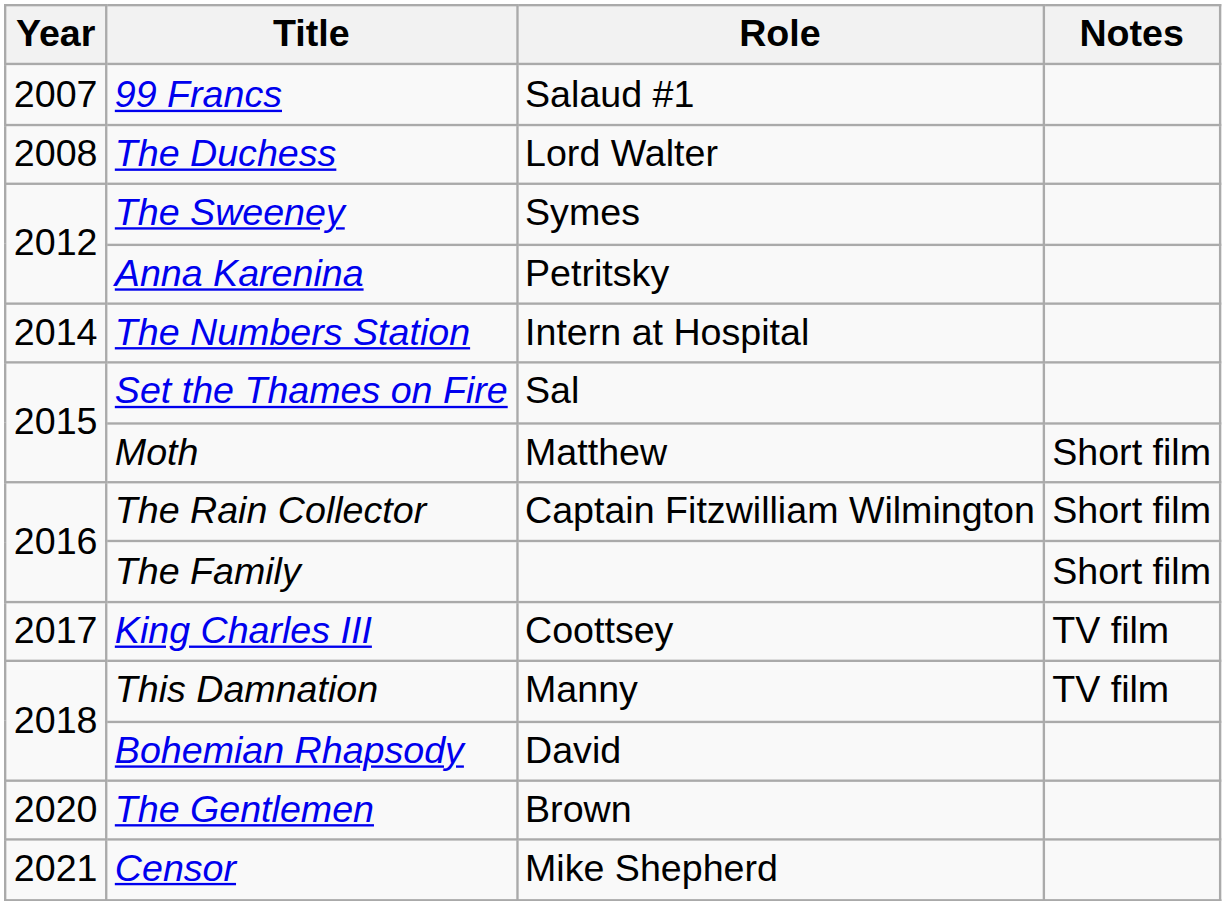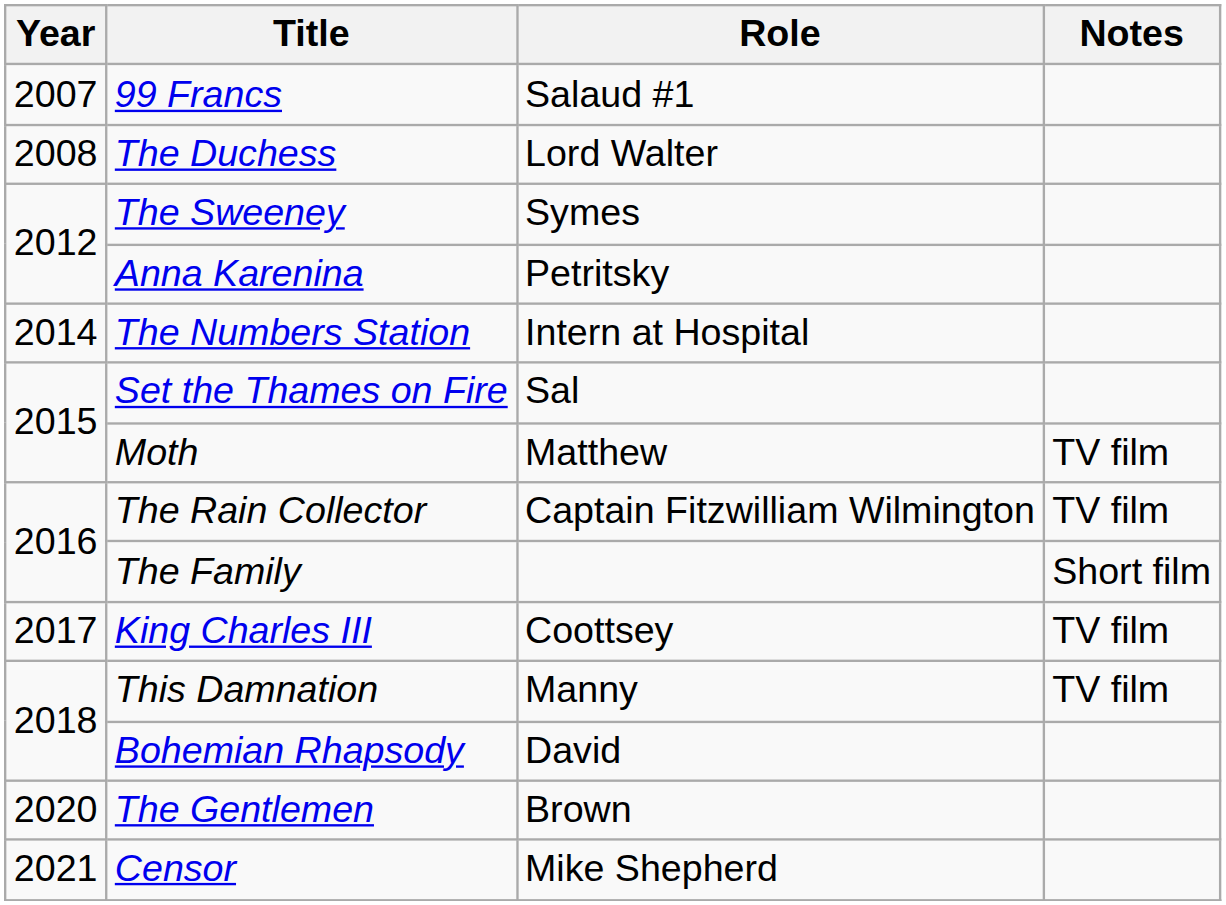(1132, 451) Short film -> (1111, 451) TV film
(1132, 511) Short film -> (1111, 511) TV film
